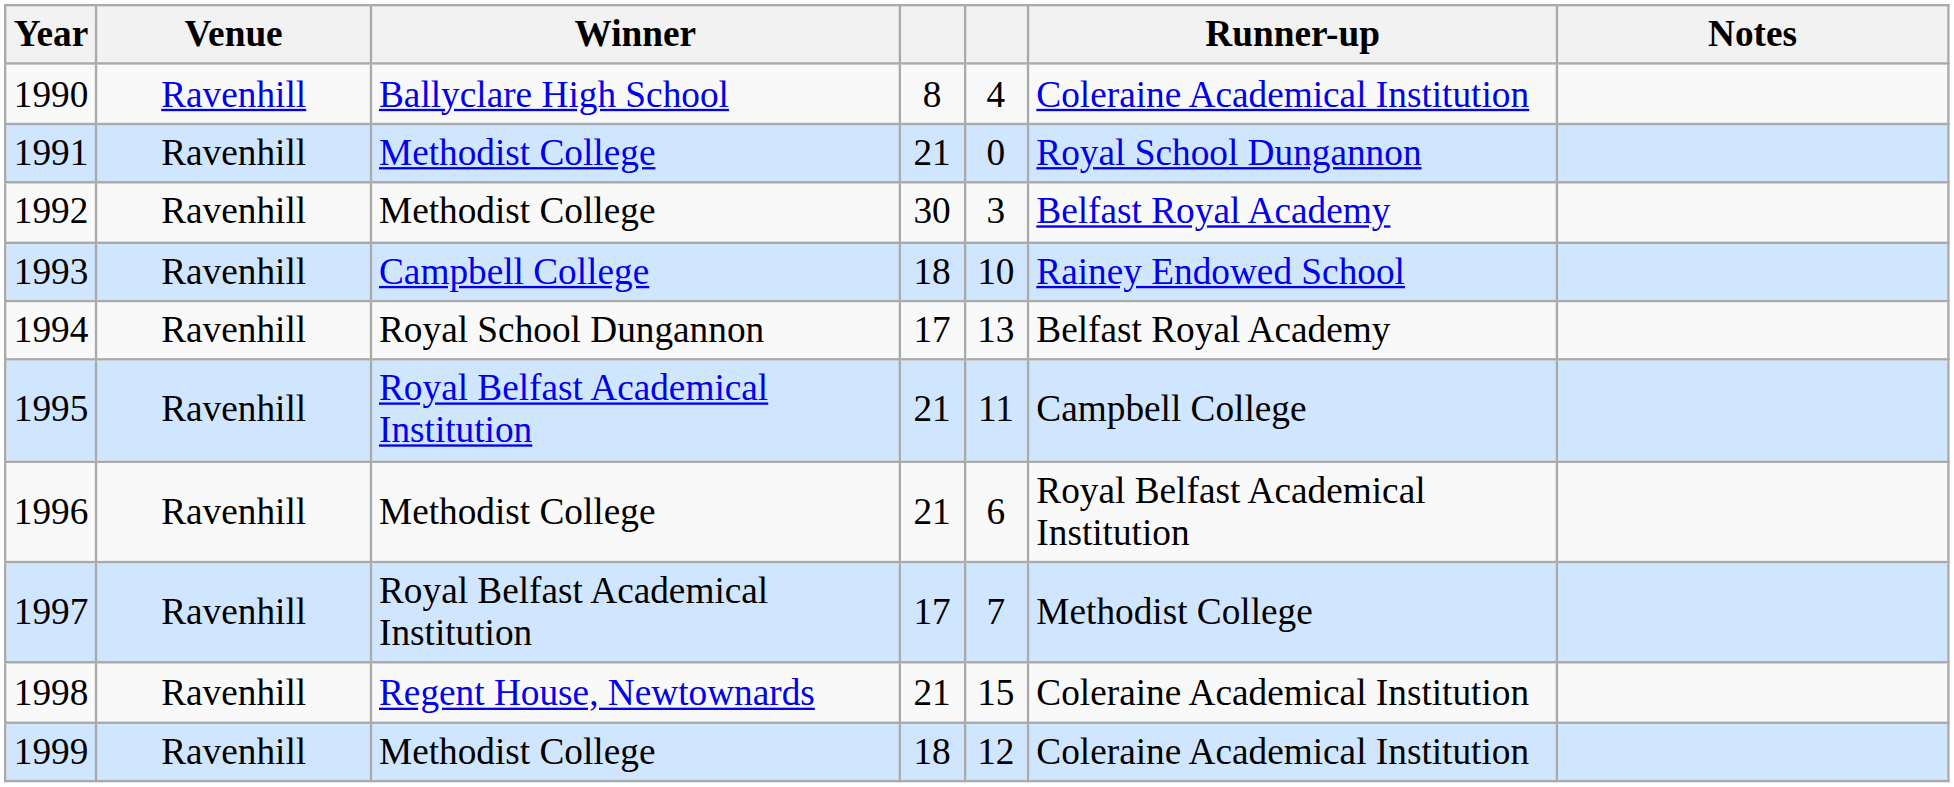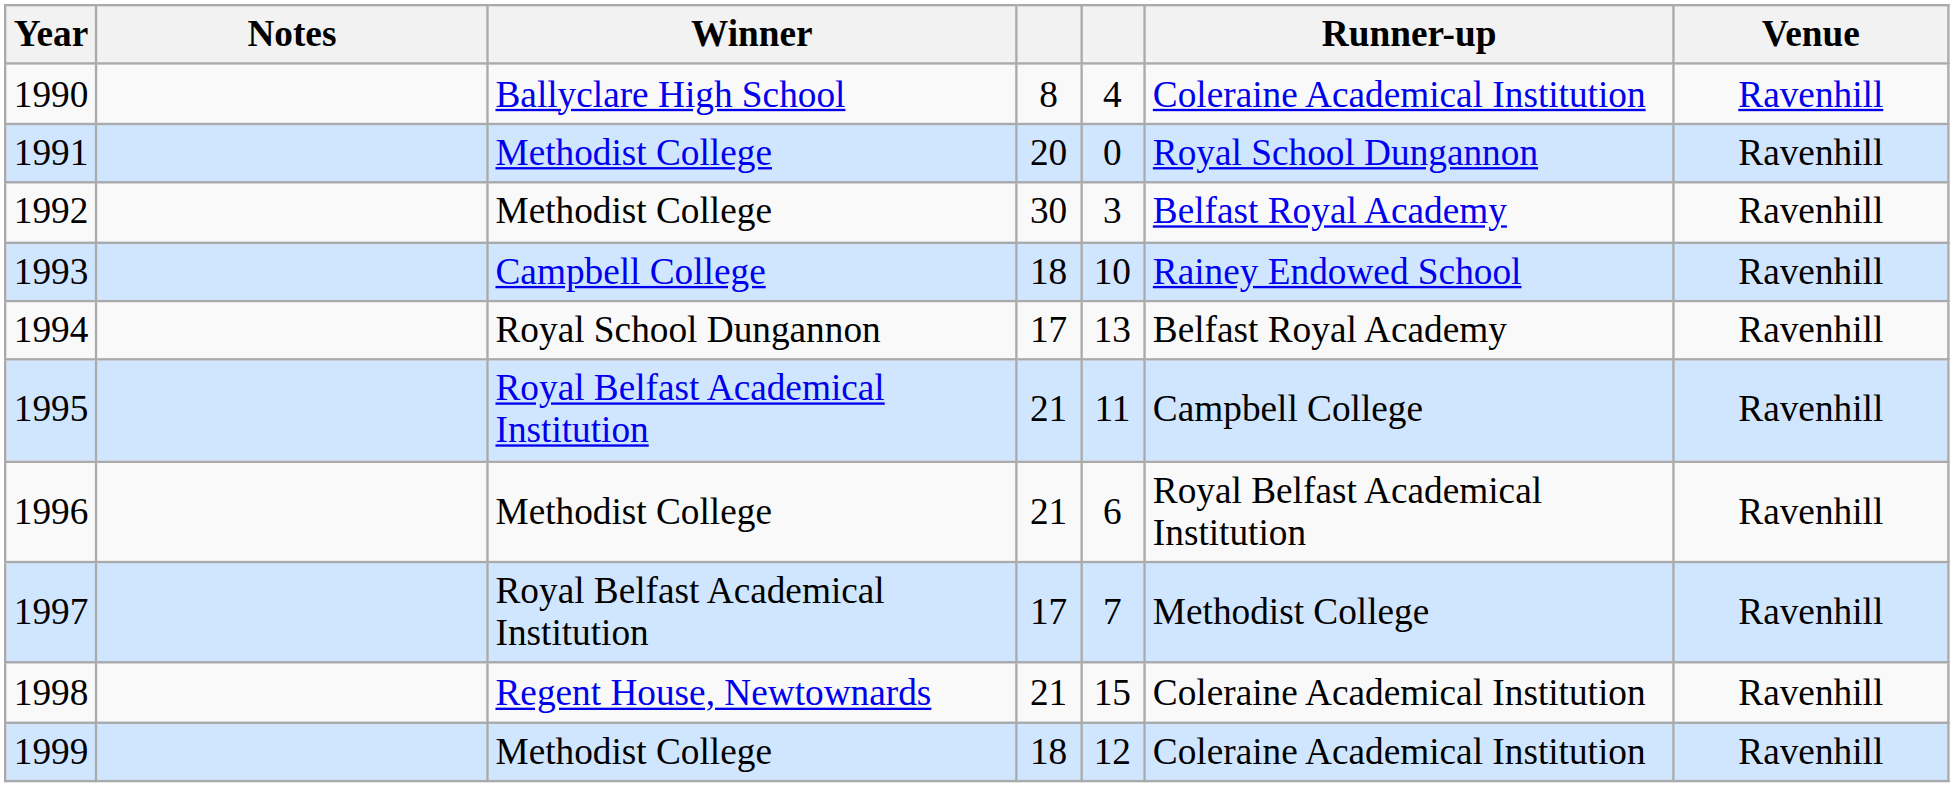columns swapped: (234, 34) <-> (1753, 34)
(932, 152) 21 -> (1049, 152) 20
